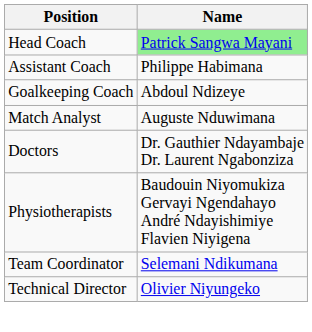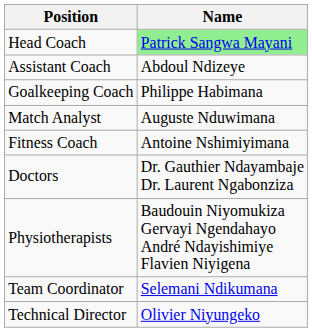(202, 67) Philippe Habimana -> (193, 67) Abdoul Ndizeye
(193, 92) Abdoul Ndizeye -> (202, 92) Philippe Habimana
+ row: (53, 142)
